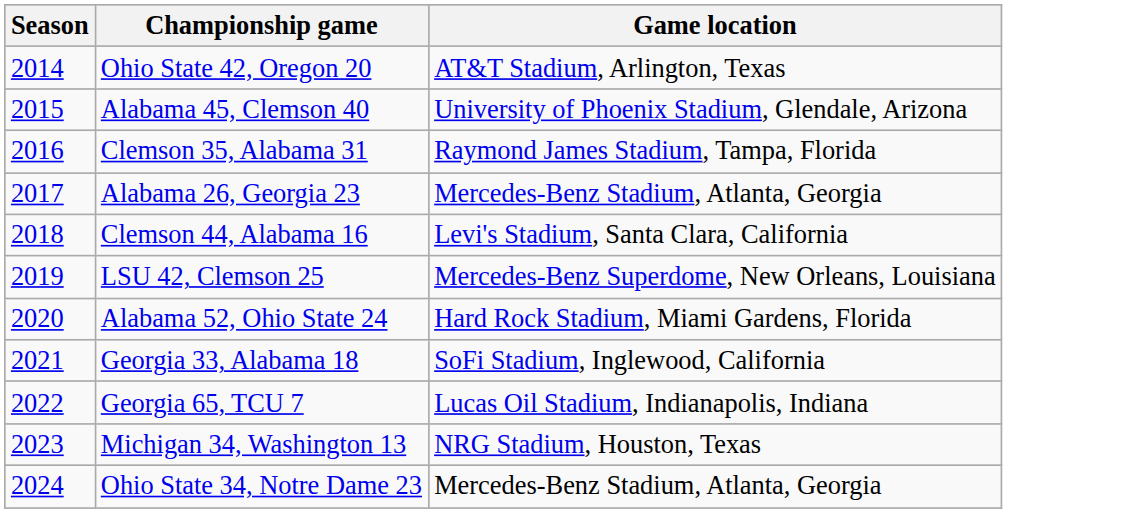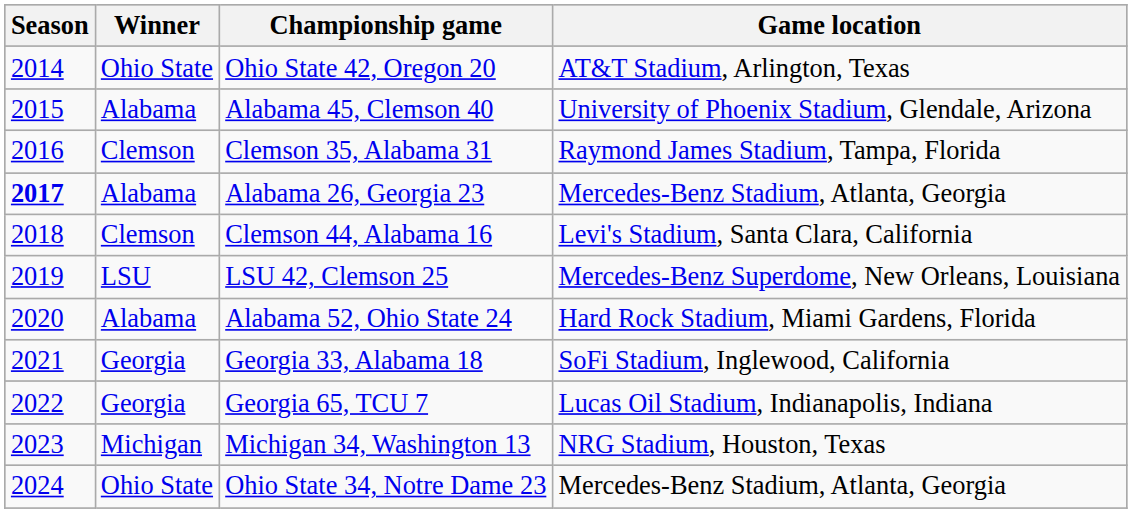+ column: (157, 25)
(37, 192) normal -> (37, 192) bold
